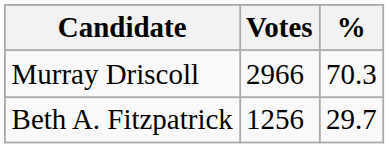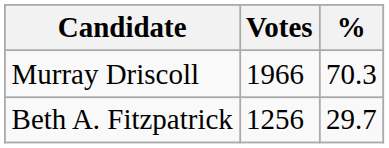(275, 73) 2966 -> (275, 73) 1966
